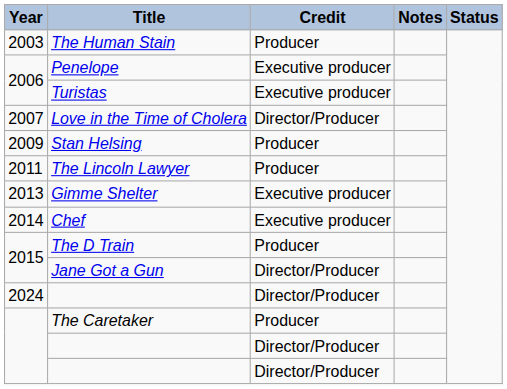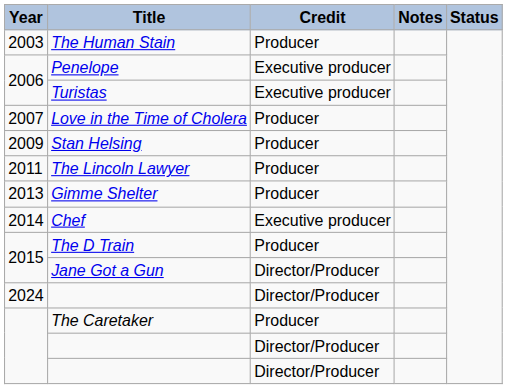(317, 118) Director/Producer -> (287, 118) Producer
(323, 194) Executive producer -> (287, 194) Producer
